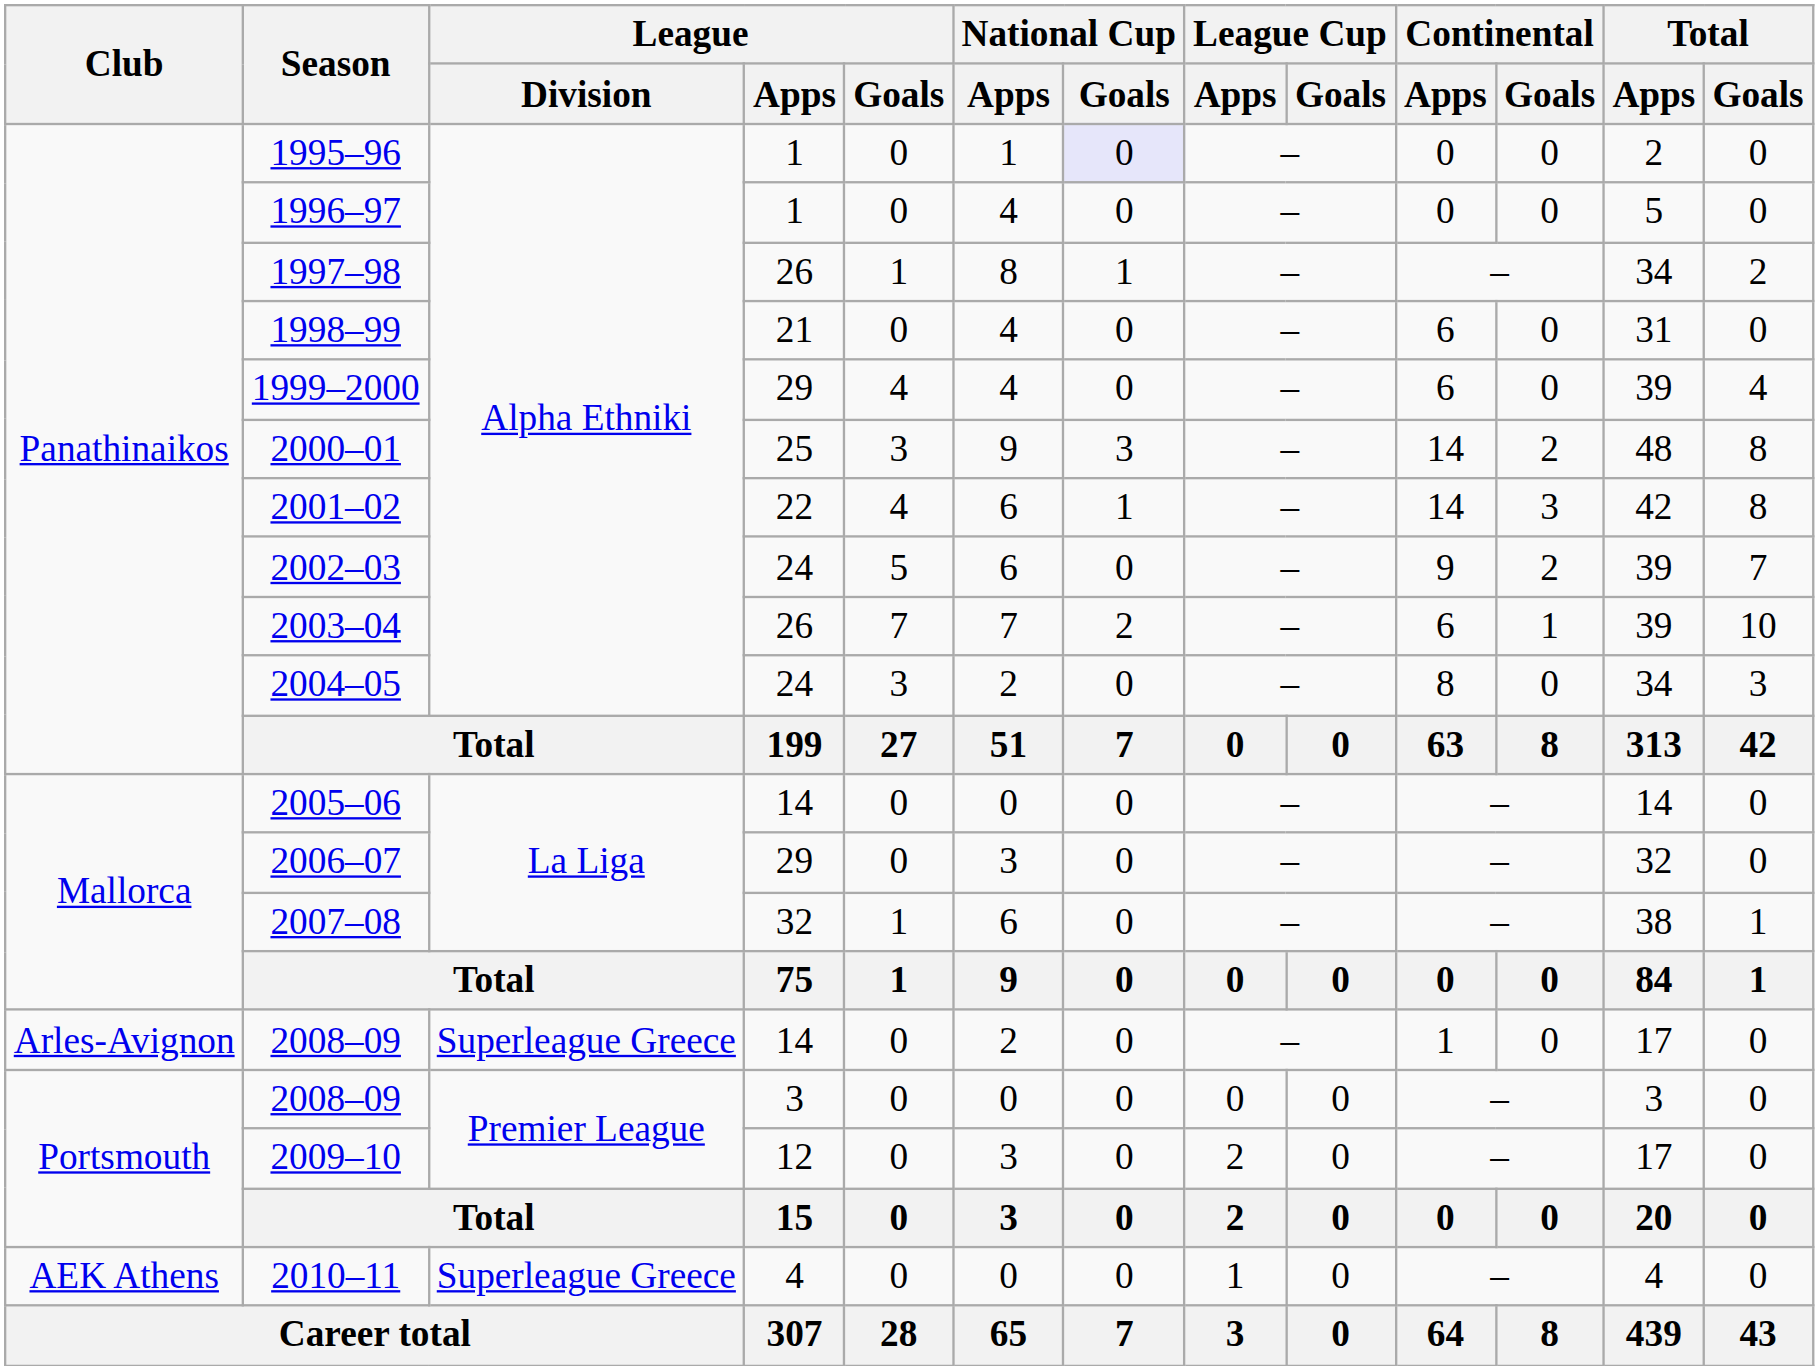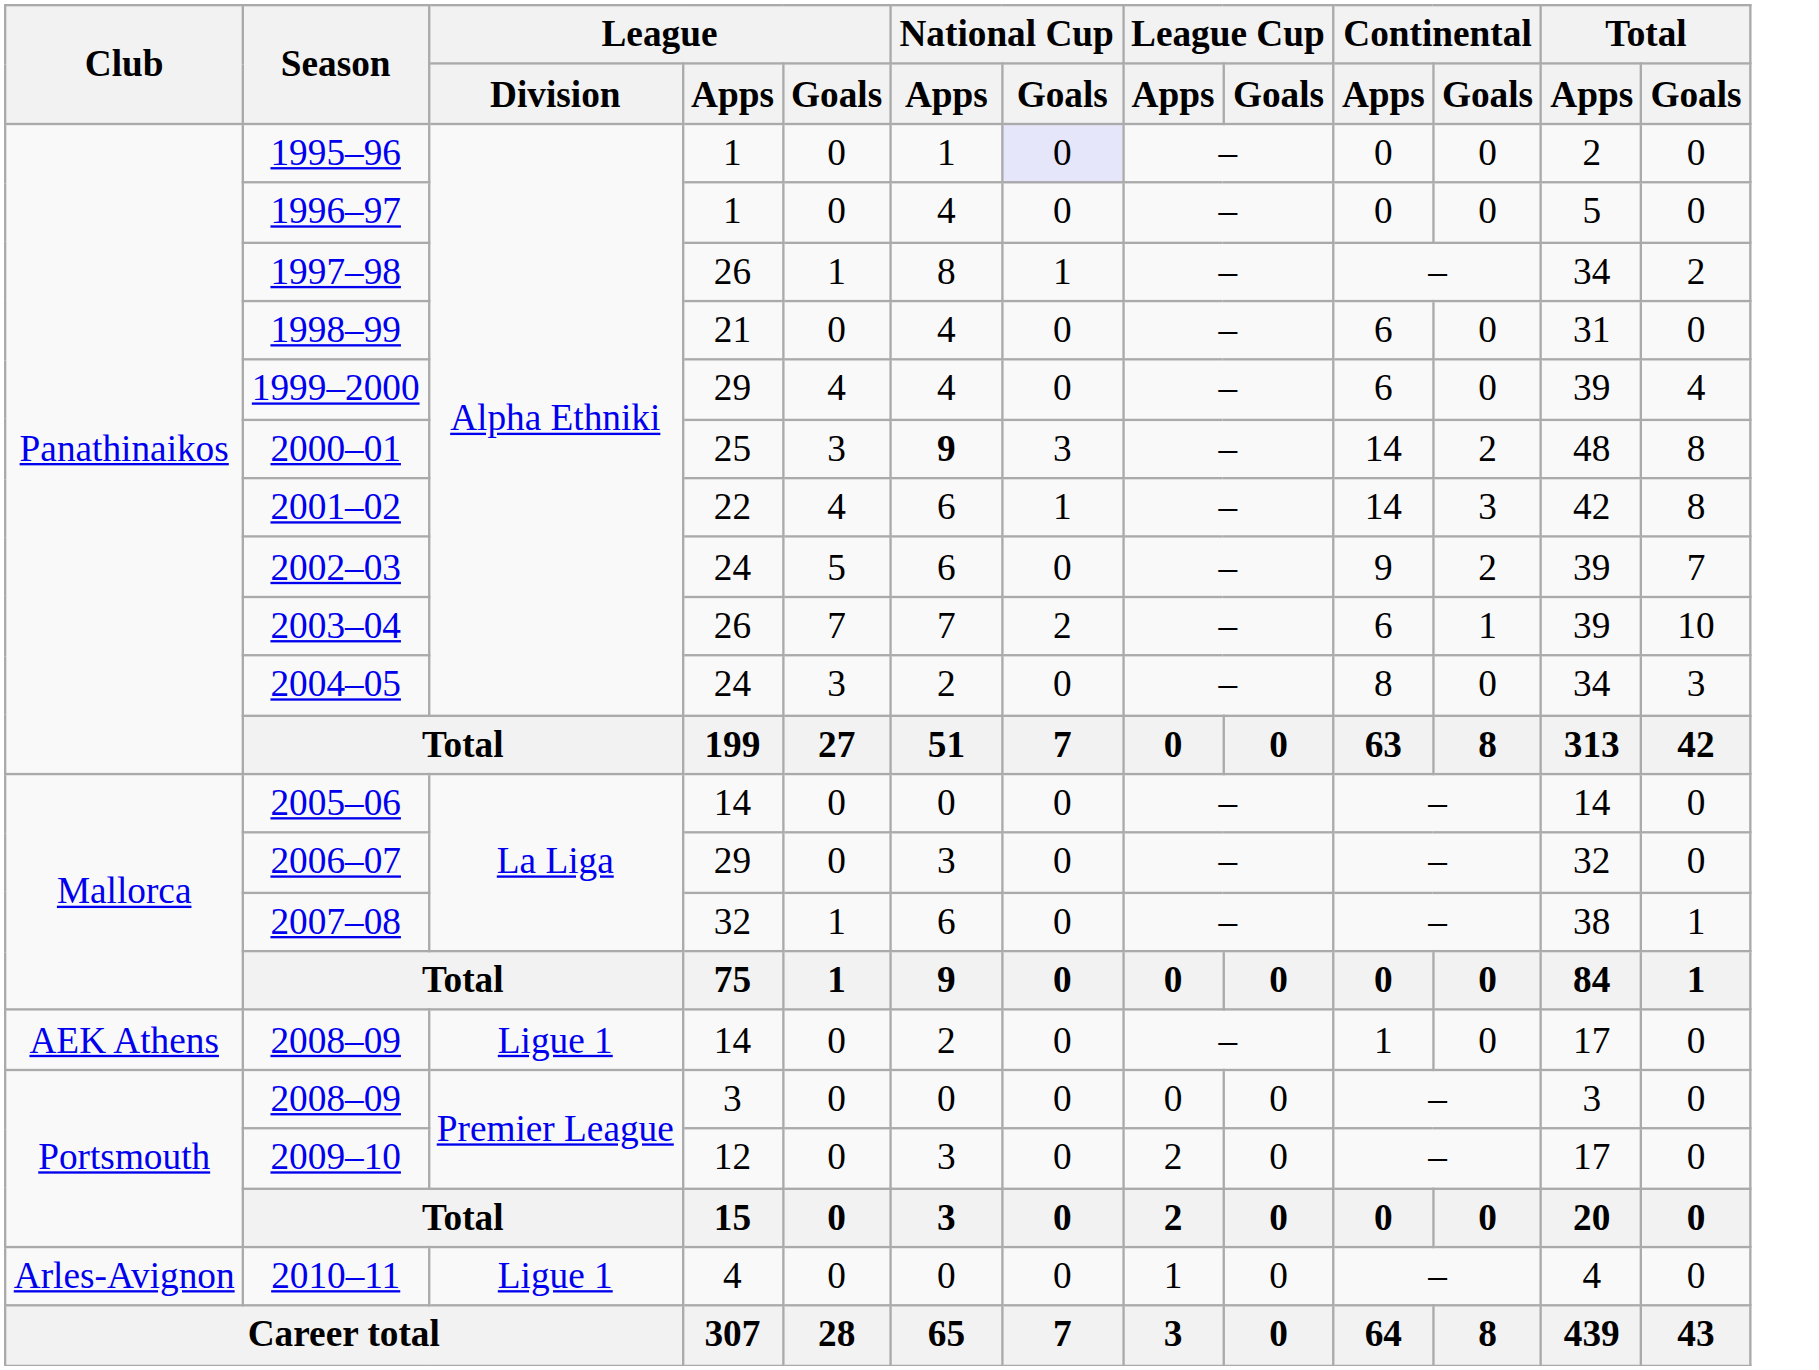(1008, 447) normal -> (946, 447) bold
(124, 1039) Arles-Avignon -> (124, 1039) AEK Athens
(586, 1039) Superleague Greece -> (555, 1039) Ligue 1
(124, 1275) AEK Athens -> (124, 1275) Arles-Avignon
(586, 1275) Superleague Greece -> (555, 1275) Ligue 1
